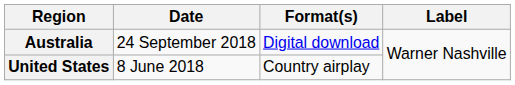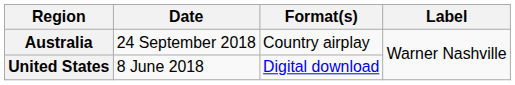(321, 42) Digital download -> (316, 42) Country airplay
(316, 67) Country airplay -> (321, 67) Digital download
